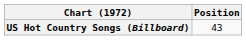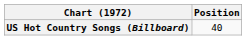(217, 28) 43 -> (217, 28) 40
